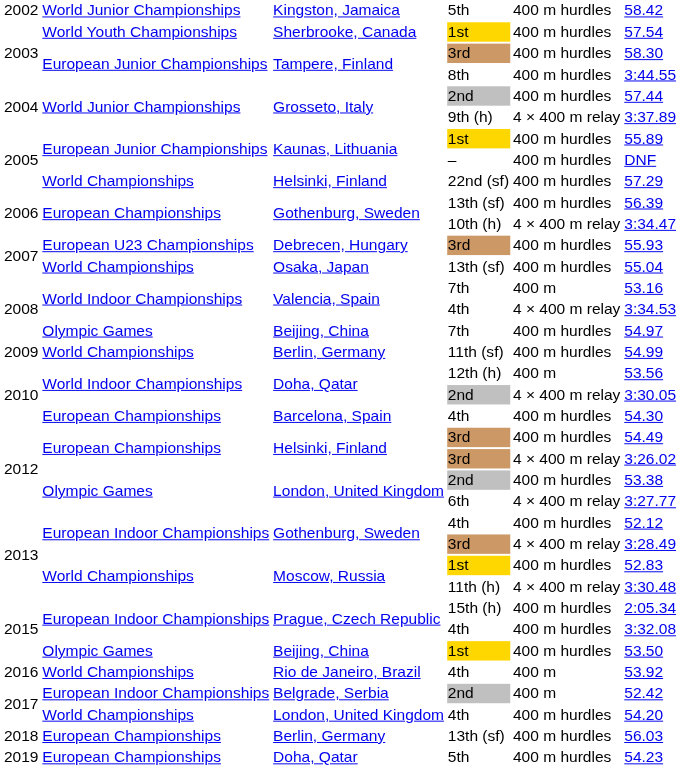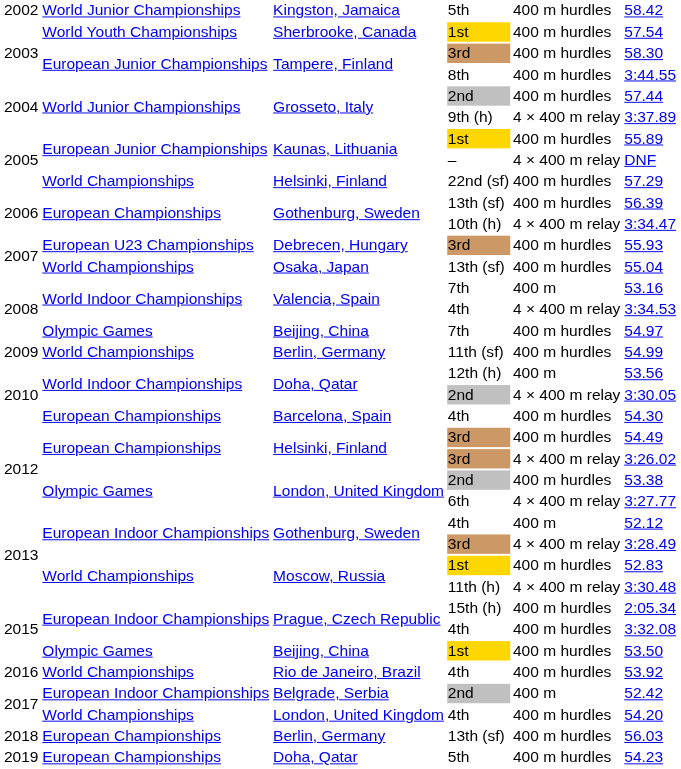(562, 160) 400 m hurdles -> (567, 160) 4 × 400 m relay
(562, 522) 400 m hurdles -> (535, 522) 400 m
(535, 672) 400 m -> (562, 672) 400 m hurdles
